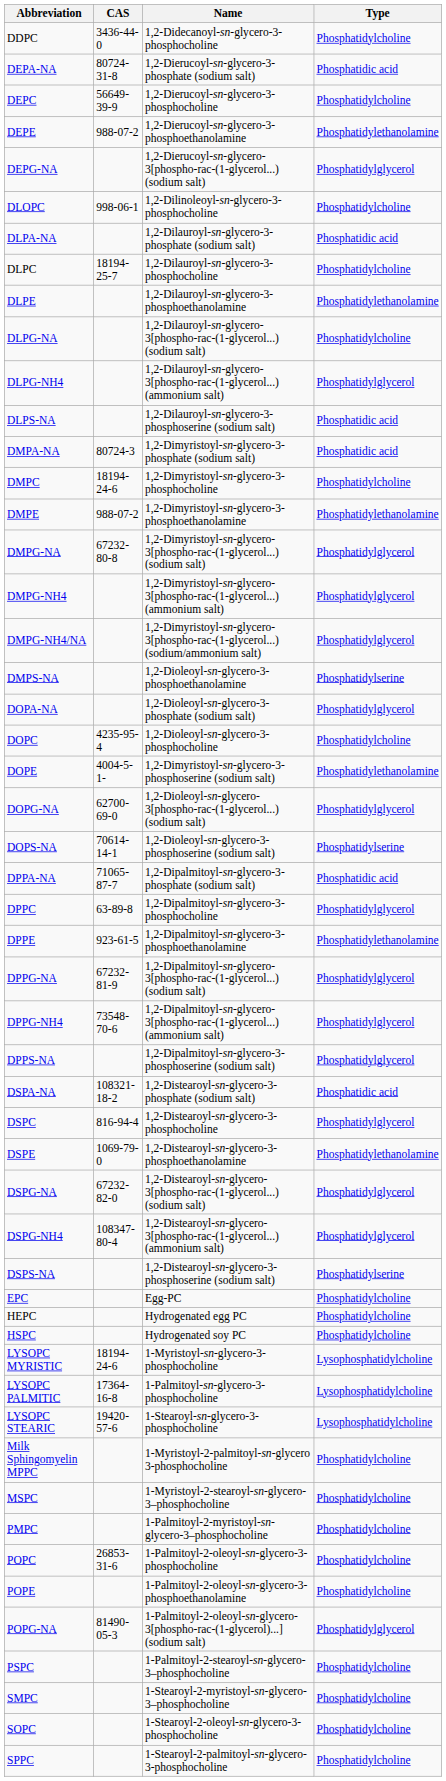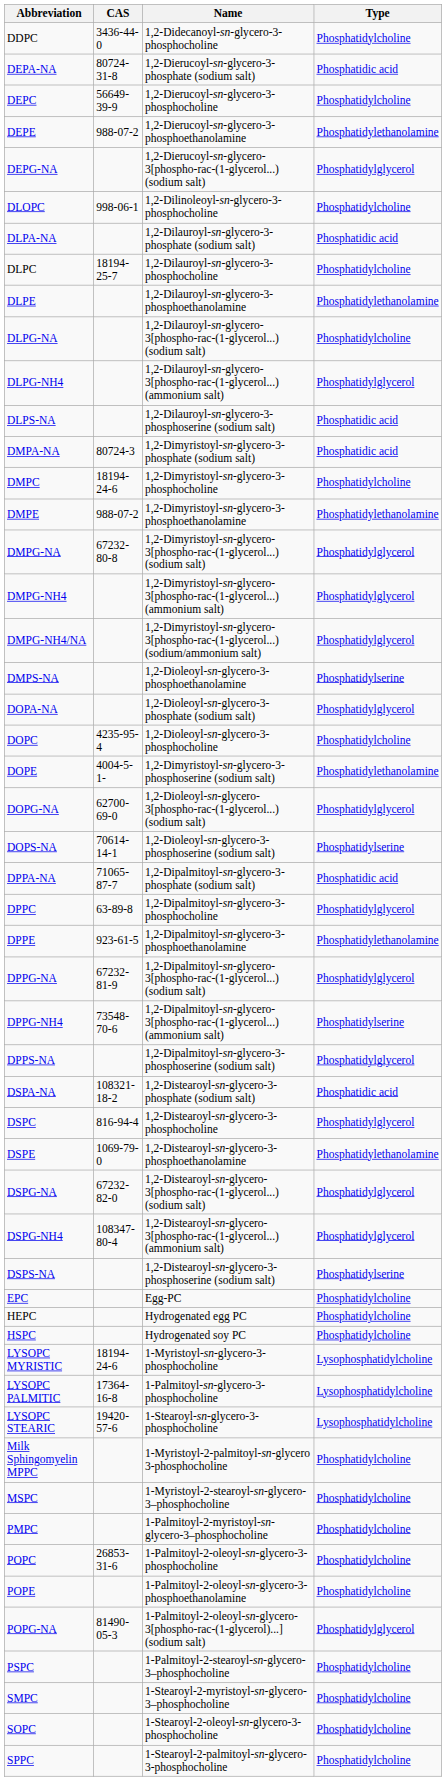(365, 1022) Phosphatidylglycerol -> (360, 1022) Phosphatidylserine
